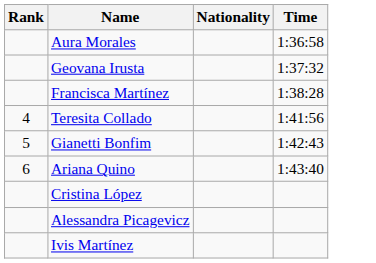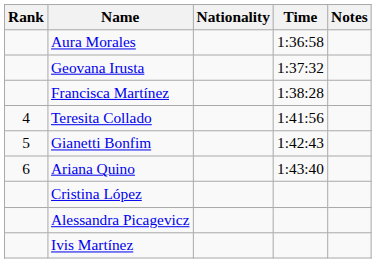+ column: (349, 17)
